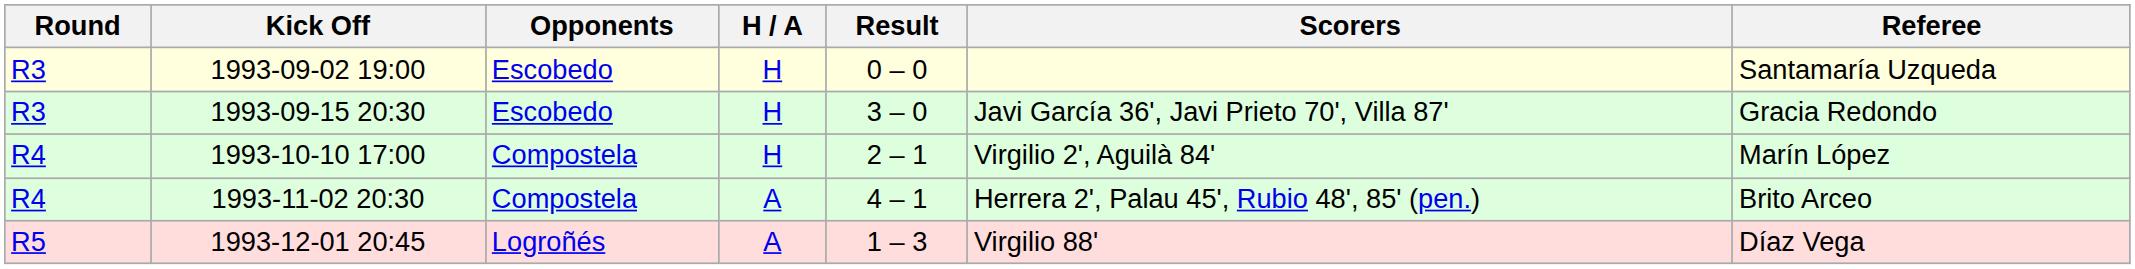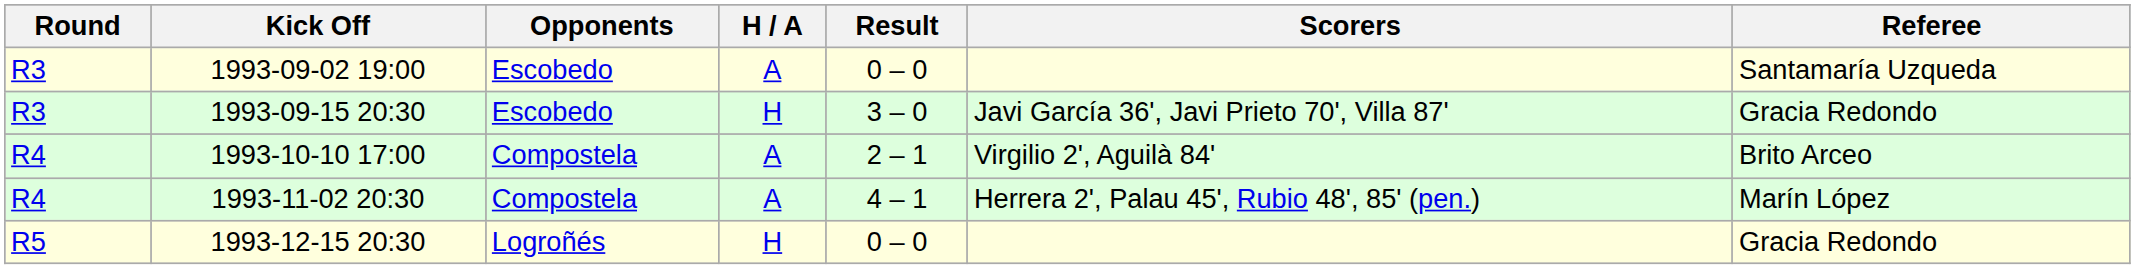(772, 69) H -> (772, 69) A
(772, 155) H -> (772, 155) A
(1815, 155) Marín López -> (1806, 155) Brito Arceo
(1806, 198) Brito Arceo -> (1815, 198) Marín López
- row: (318, 241)
+ row: (318, 241)
